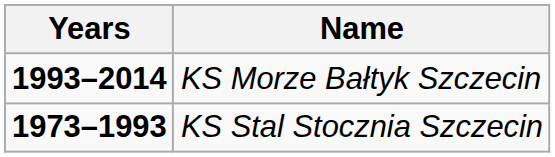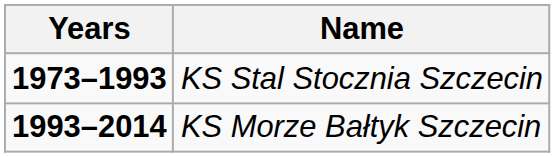rows swapped: (362, 126) <-> (361, 77)
